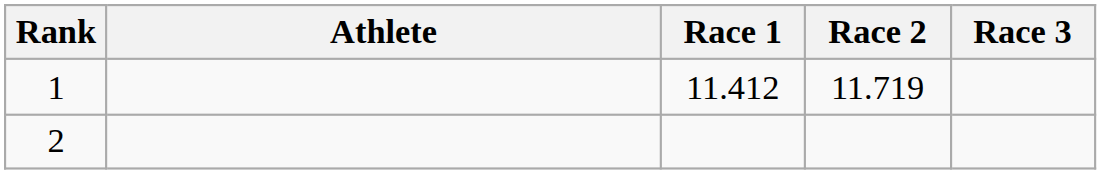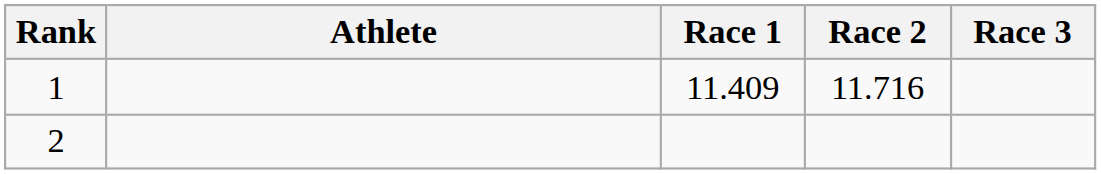(733, 86) 11.412 -> (733, 86) 11.409
(878, 86) 11.719 -> (878, 86) 11.716
